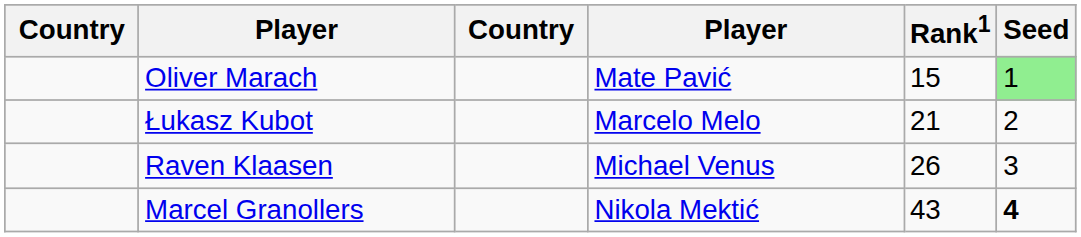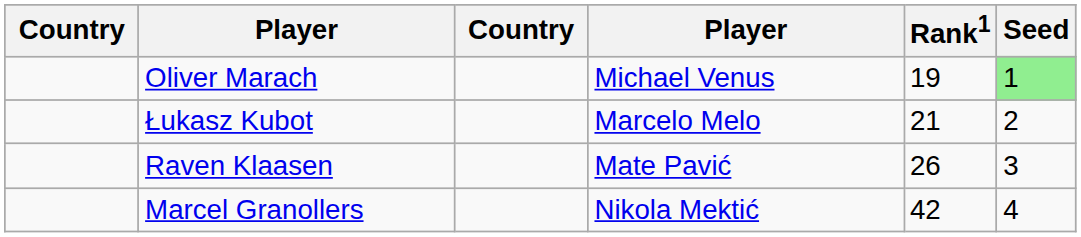(663, 77) Mate Pavić -> (684, 77) Michael Venus
(925, 77) 15 -> (925, 77) 19
(684, 165) Michael Venus -> (663, 165) Mate Pavić
(925, 209) 43 -> (925, 209) 42
(1011, 209) bold -> (1011, 209) normal
